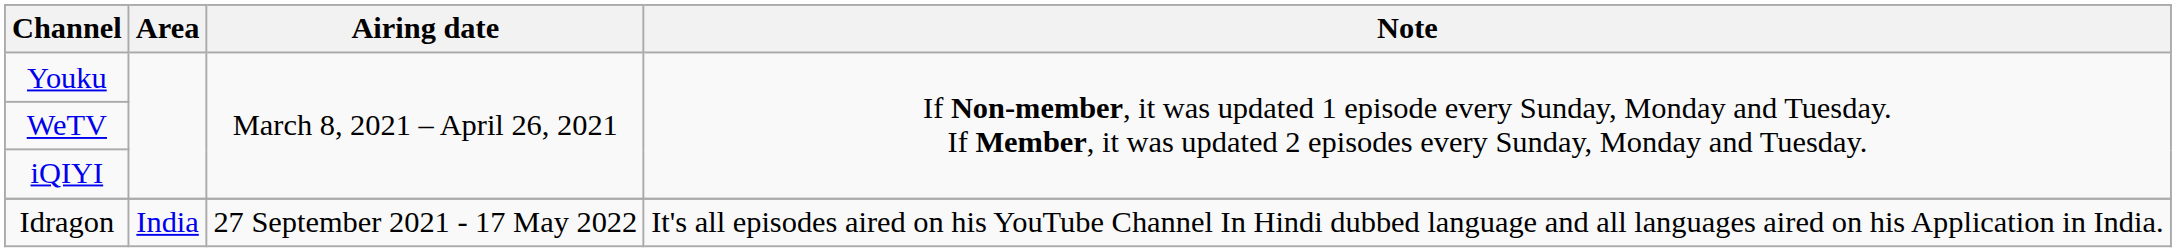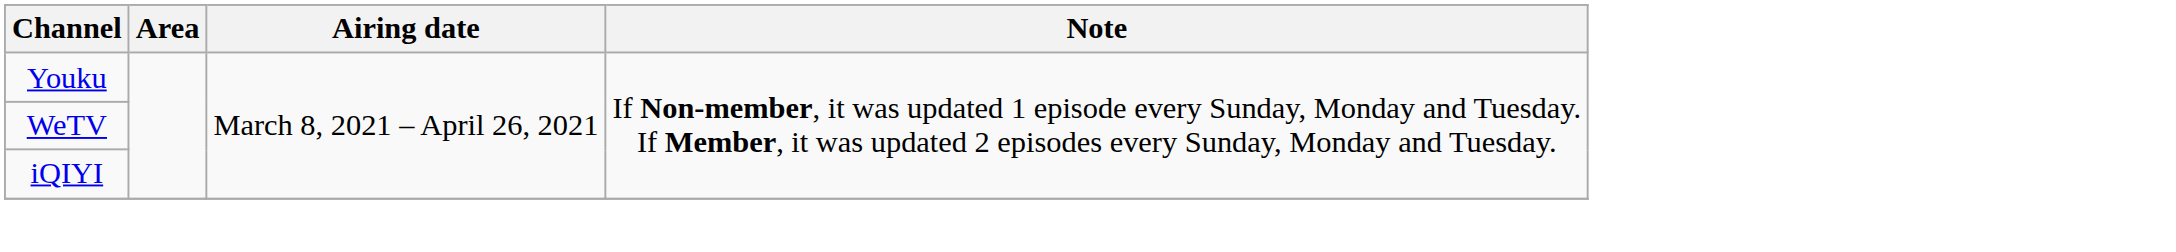- row: (67, 221)
